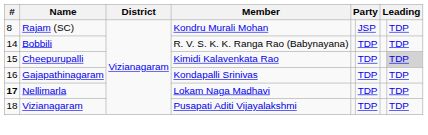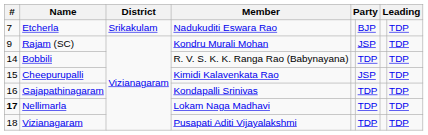+ row: (40, 28)
(9, 28) 8 -> (9, 43) 9
(368, 59) TDP -> (367, 75) JSP
(399, 59) lightgrey background -> (399, 75) no background
